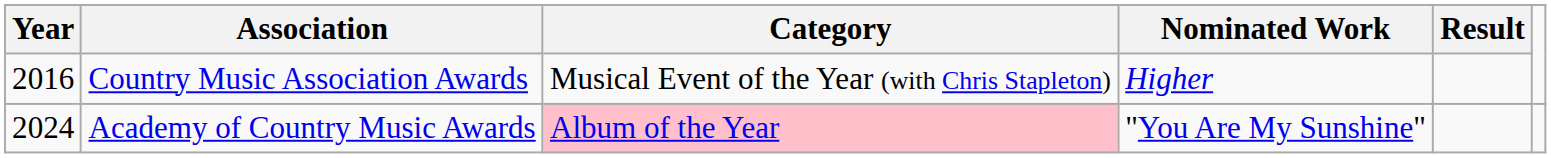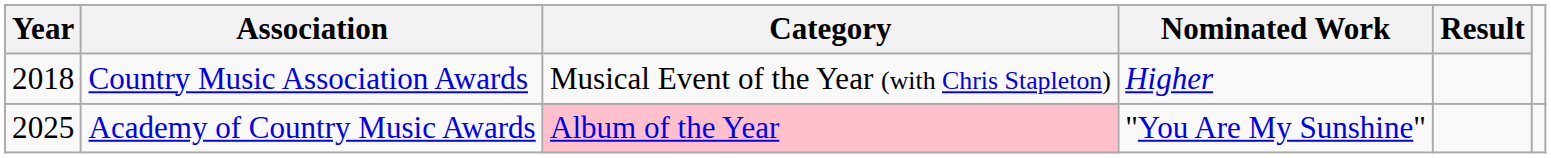(43, 78) 2016 -> (43, 78) 2018
(43, 127) 2024 -> (43, 127) 2025
